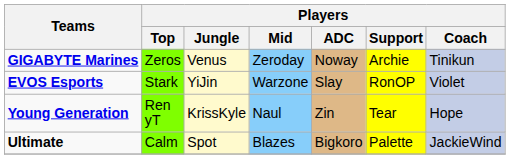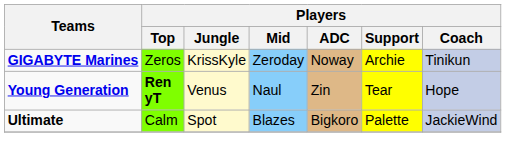(207, 60) Venus -> (217, 60) KrissKyle
- row: (55, 82)
(158, 112) normal -> (158, 90) bold
(217, 112) KrissKyle -> (207, 90) Venus
